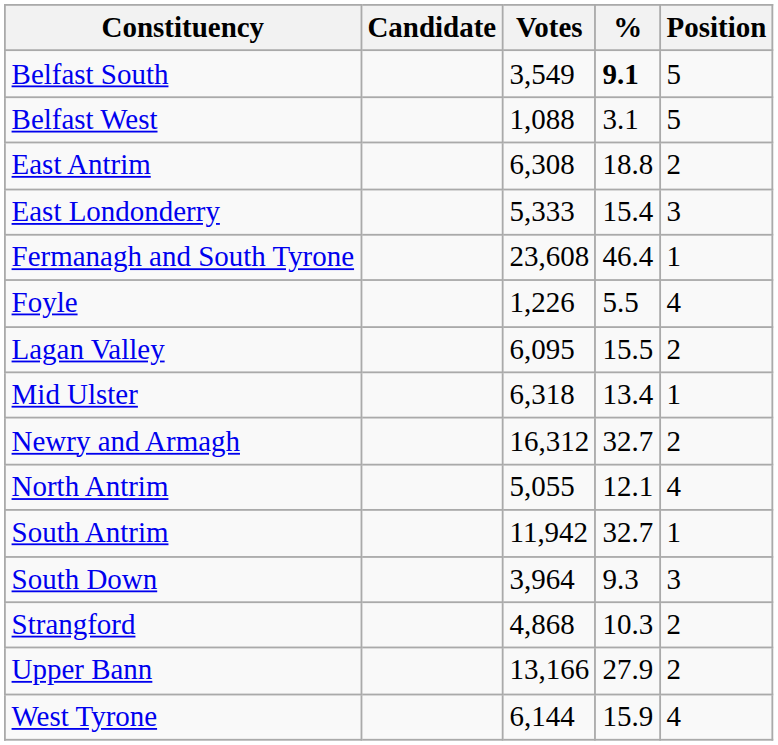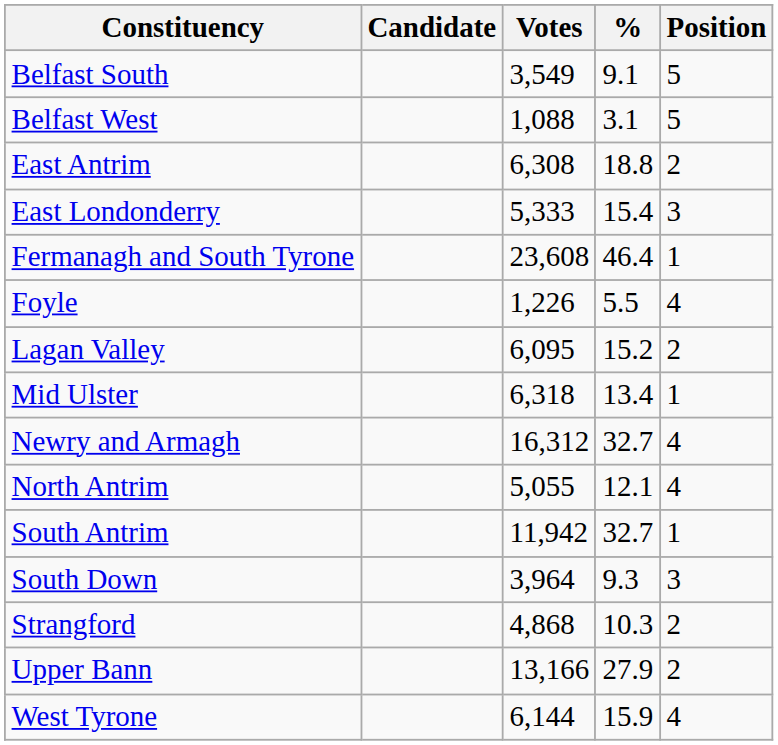(621, 73) bold -> (621, 73) normal
(628, 348) 15.5 -> (628, 348) 15.2
(674, 440) 2 -> (674, 440) 4
